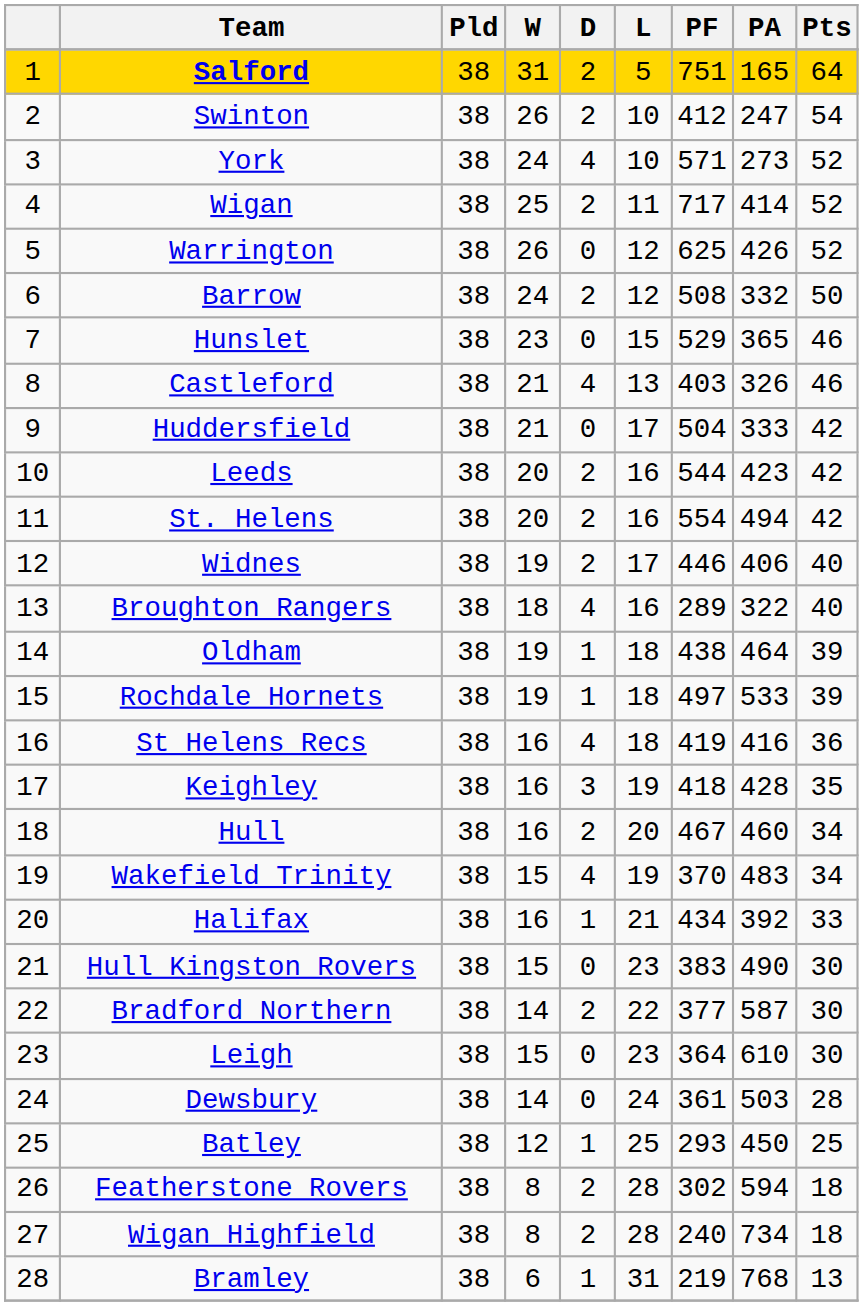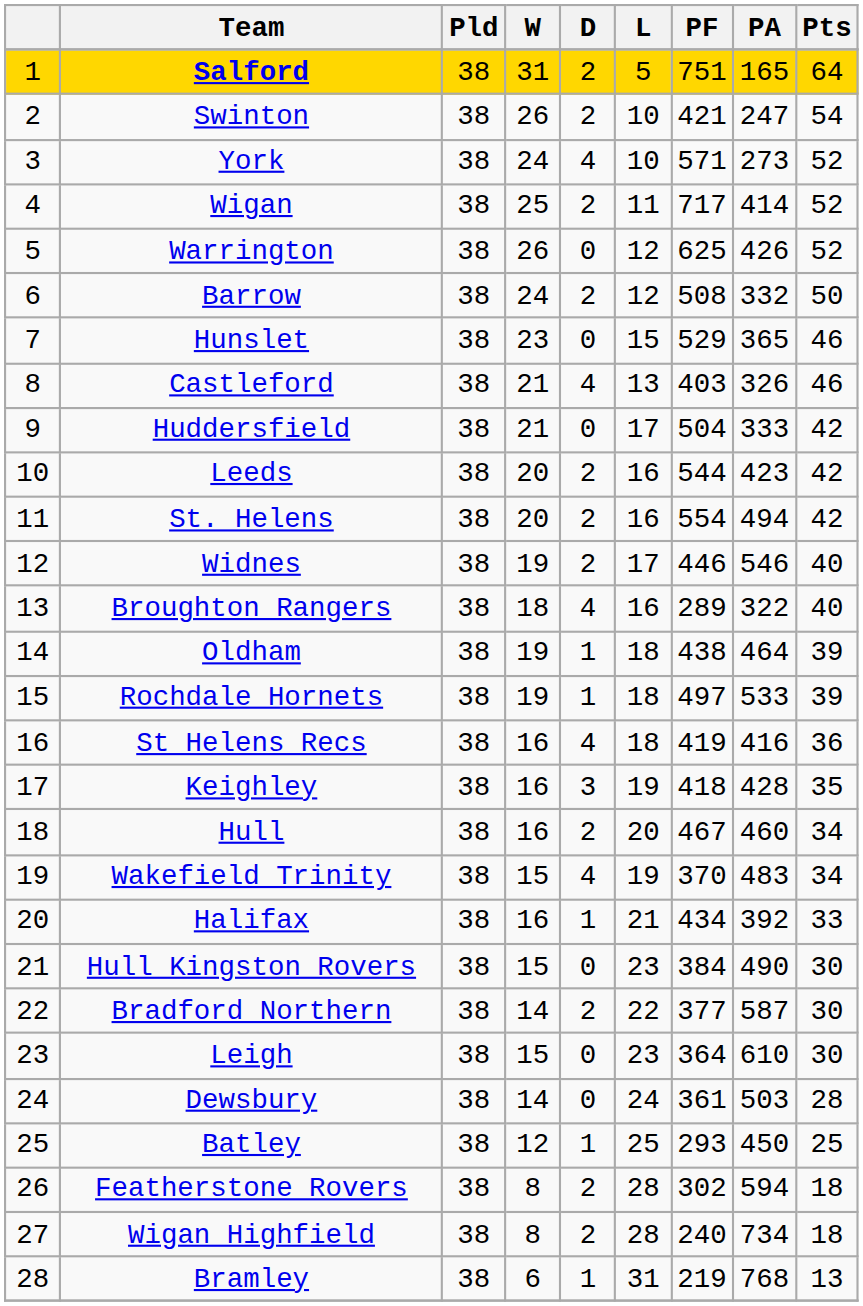(702, 117) 412 -> (702, 117) 421
(764, 564) 406 -> (764, 564) 546
(702, 966) 383 -> (702, 966) 384
